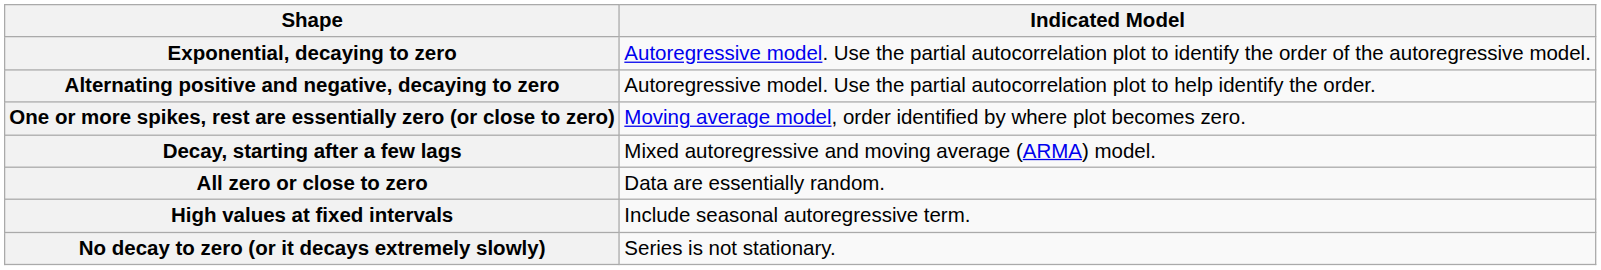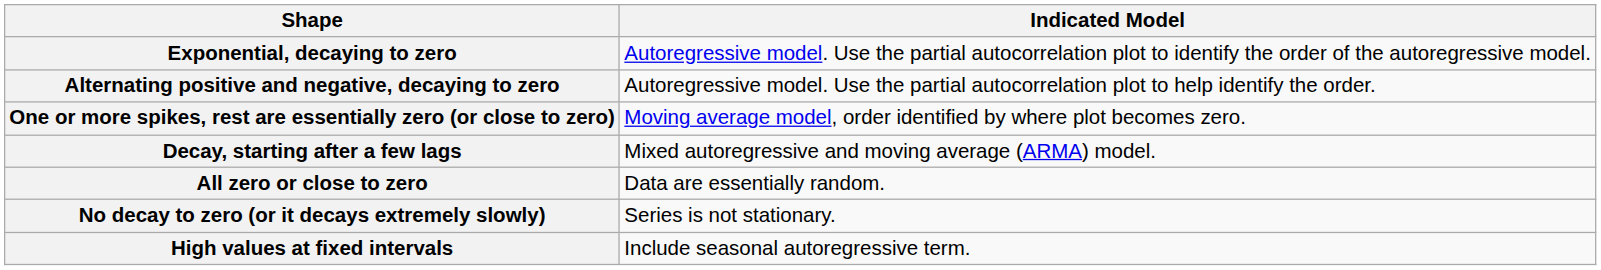rows swapped: (312, 215) <-> (312, 248)
